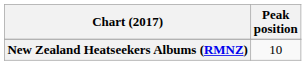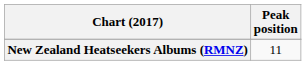(276, 49) 10 -> (276, 49) 11
